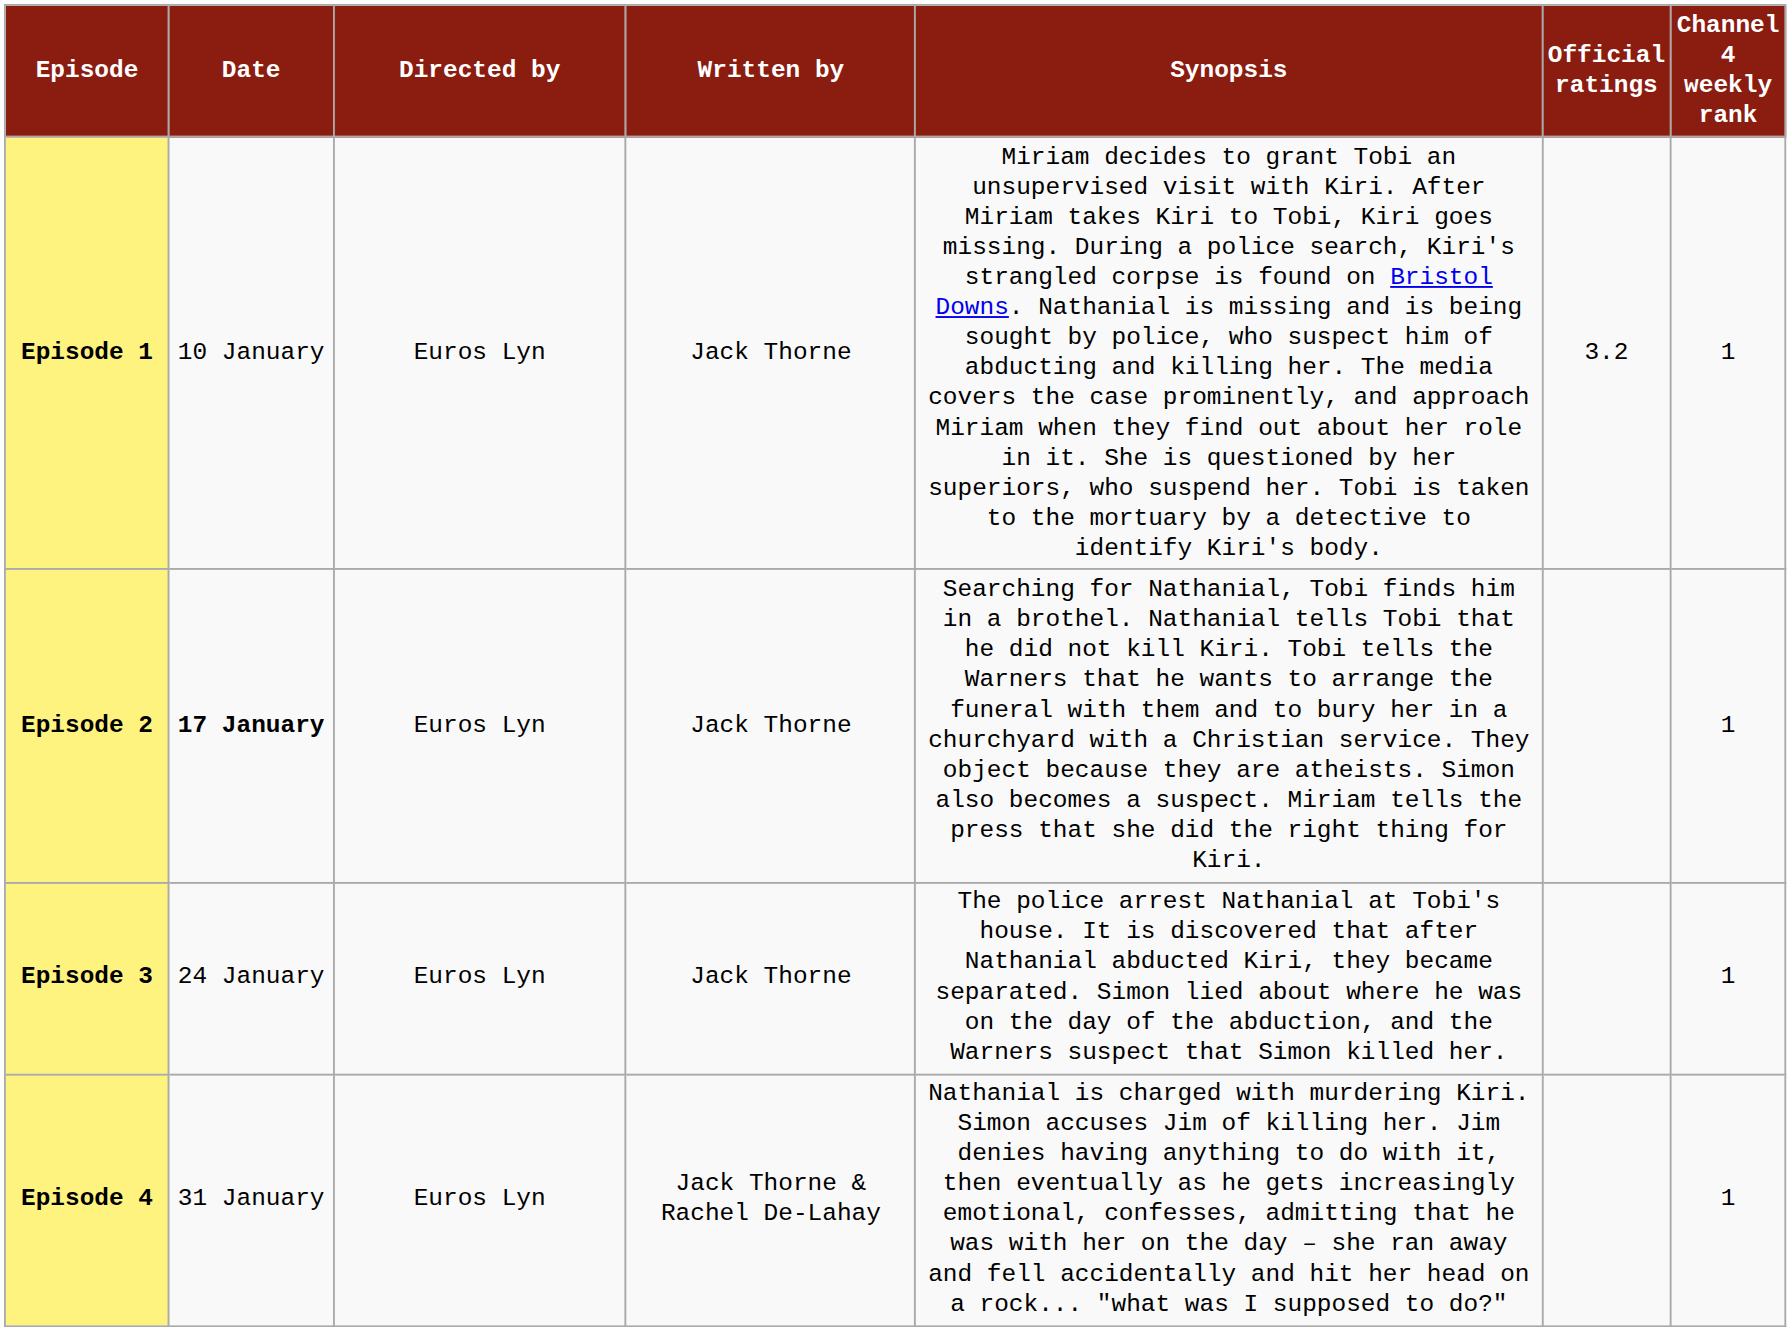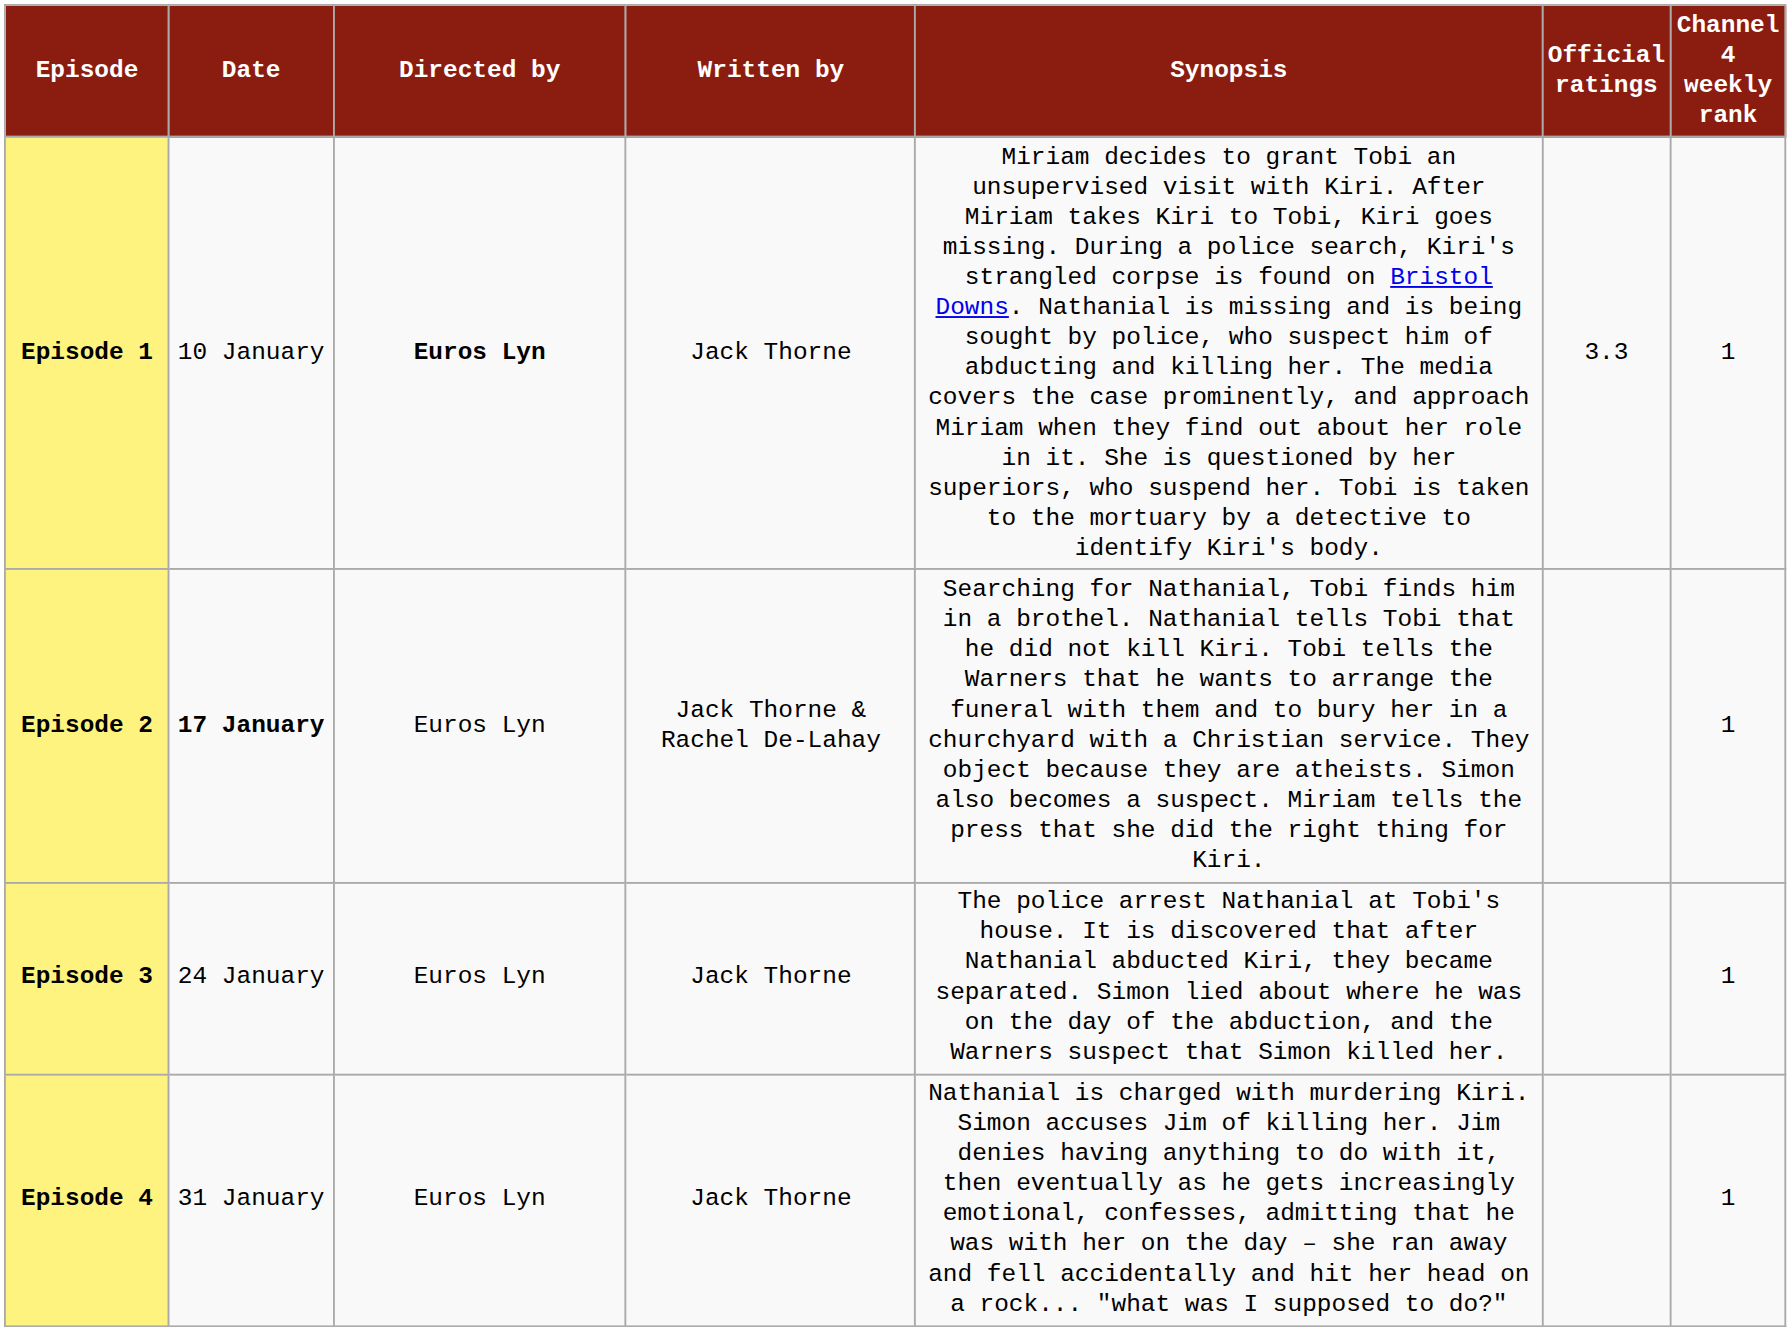(480, 352) normal -> (480, 352) bold
(1606, 352) 3.2 -> (1606, 352) 3.3
(771, 725) Jack Thorne -> (771, 725) Jack Thorne & Rachel De-Lahay
(771, 1199) Jack Thorne & Rachel De-Lahay -> (771, 1199) Jack Thorne
